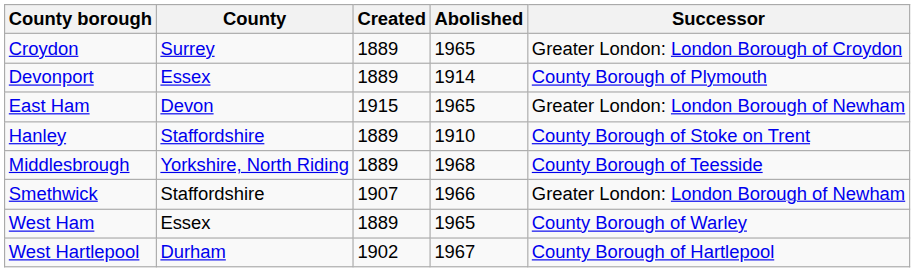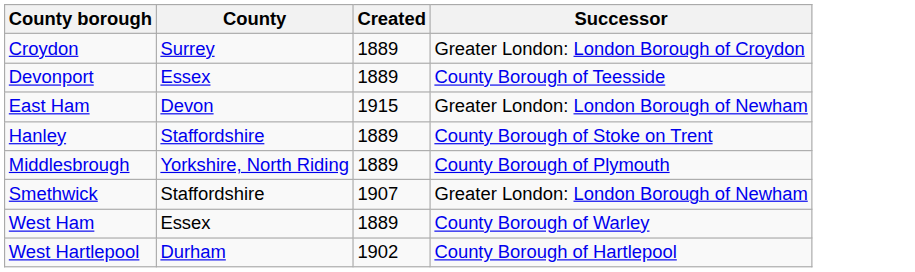- column: (479, 19)
(649, 77) County Borough of Plymouth -> (550, 77) County Borough of Teesside
(647, 164) County Borough of Teesside -> (552, 164) County Borough of Plymouth
